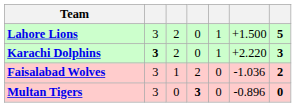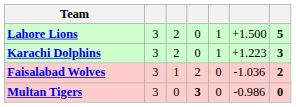(155, 53) bold -> (155, 53) normal
(249, 53) +2.220 -> (249, 53) +1.223
(249, 92) -0.896 -> (249, 92) -0.986
